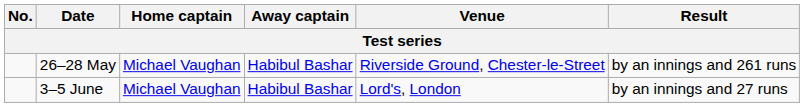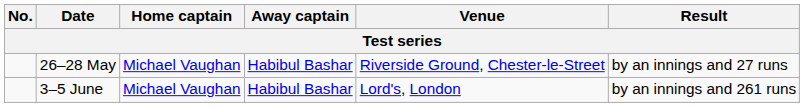(704, 65) by an innings and 261 runs -> (700, 65) by an innings and 27 runs
(700, 89) by an innings and 27 runs -> (704, 89) by an innings and 261 runs
